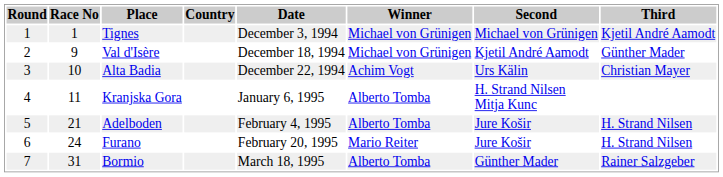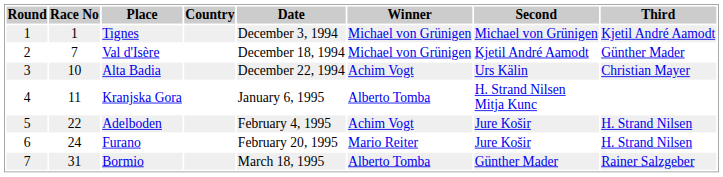(74, 52) 9 -> (74, 52) 7
(74, 123) 21 -> (74, 123) 22
(389, 123) Alberto Tomba -> (381, 123) Achim Vogt
